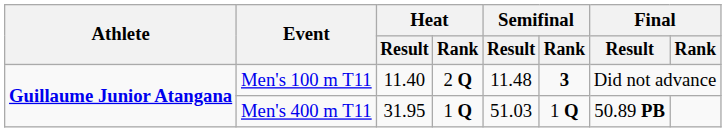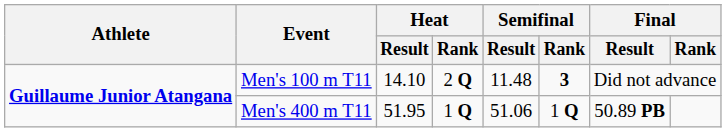(404, 80) 11.40 -> (404, 80) 14.10
(404, 111) 31.95 -> (404, 111) 51.95
(511, 111) 51.03 -> (511, 111) 51.06
